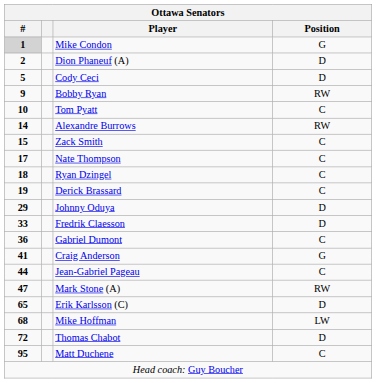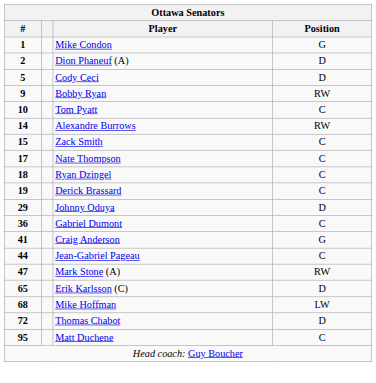(23, 45) lightgrey background -> (23, 45) no background
- row: (90, 223)
